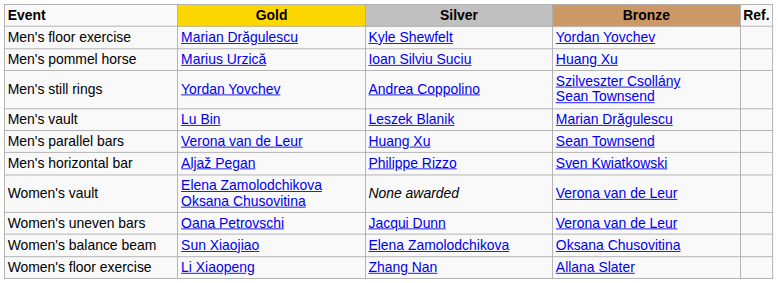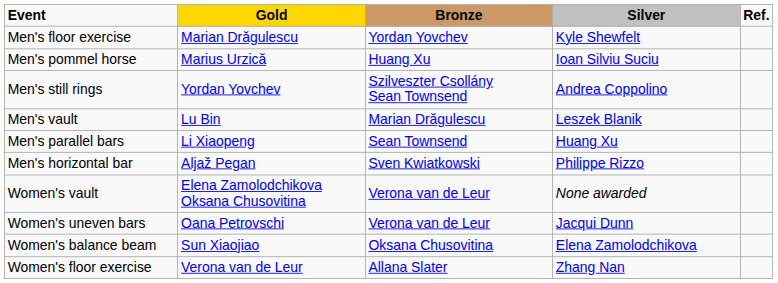columns swapped: (459, 15) <-> (646, 15)
(242, 141) Verona van de Leur -> (218, 141) Li Xiaopeng
(218, 267) Li Xiaopeng -> (242, 267) Verona van de Leur
